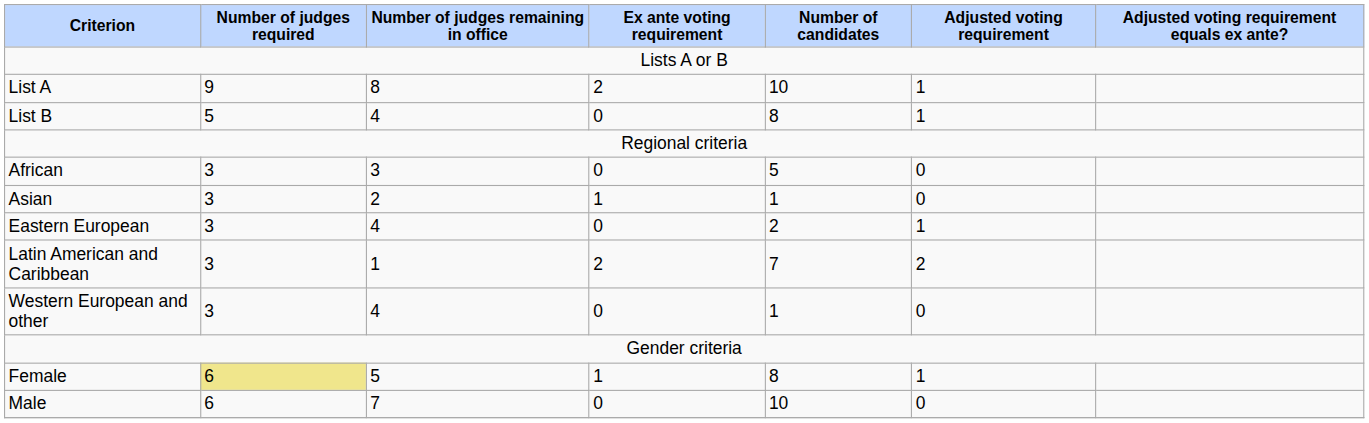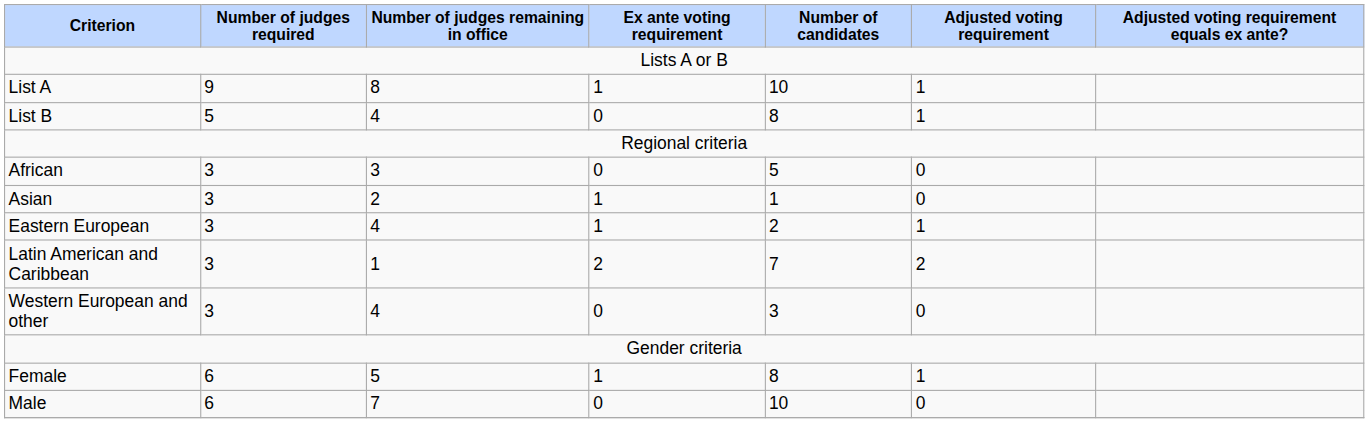(598, 88) 2 -> (598, 88) 1
(598, 226) 0 -> (598, 226) 1
(774, 311) 1 -> (774, 311) 3
(209, 376) khaki background -> (209, 376) no background
